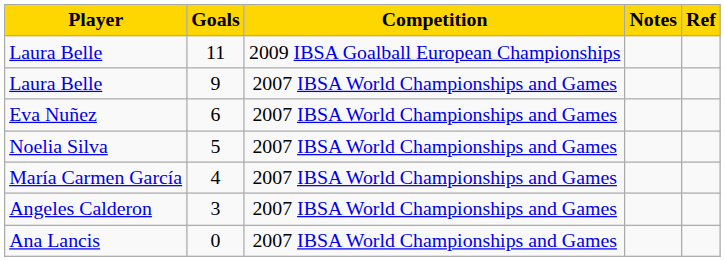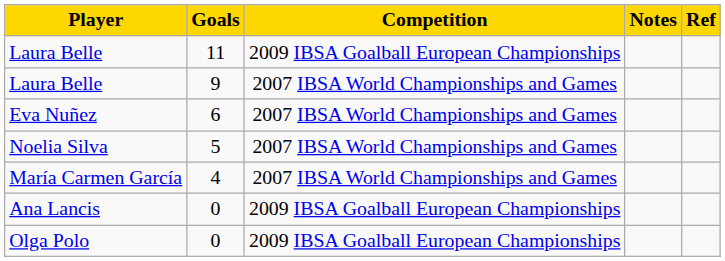- row: (81, 209)
(435, 240) 2007 IBSA World Championships and Games -> (435, 209) 2009 IBSA Goalball European Championships
+ row: (49, 240)
